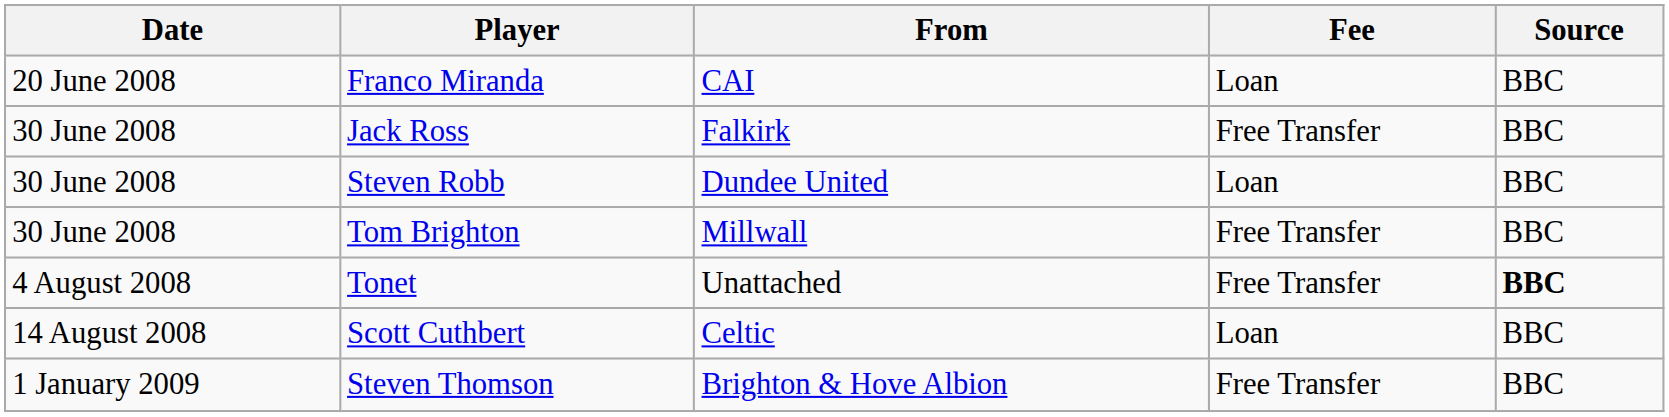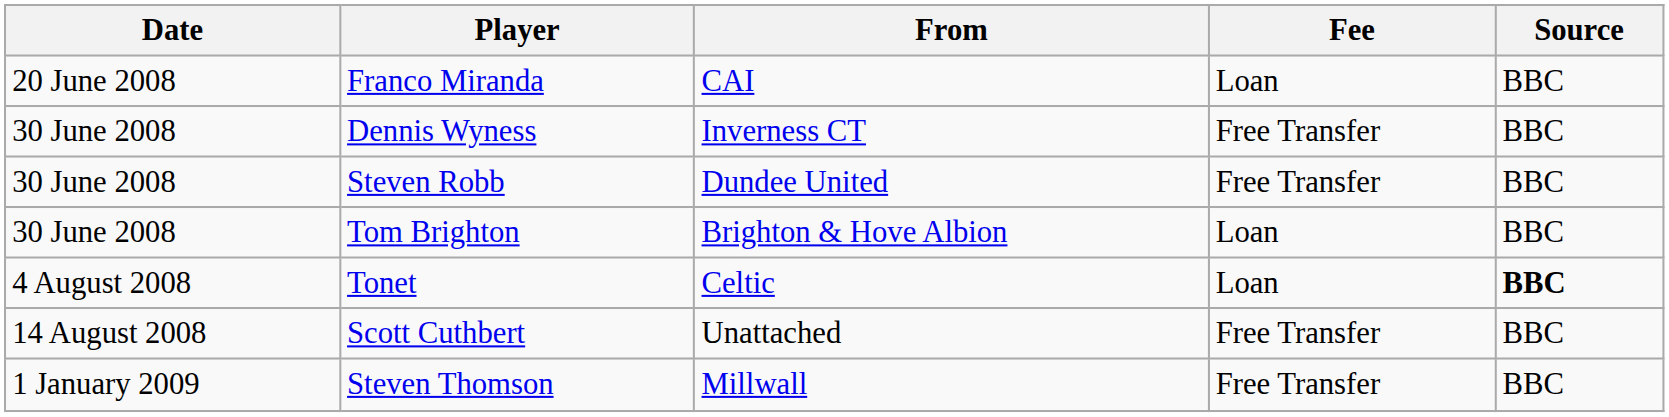+ row: (442, 131)
- row: (408, 131)
(1247, 181) Loan -> (1298, 181) Free Transfer
(754, 232) Millwall -> (854, 232) Brighton & Hove Albion
(1298, 232) Free Transfer -> (1247, 232) Loan
(771, 283) Unattached -> (738, 283) Celtic
(1298, 283) Free Transfer -> (1247, 283) Loan
(738, 333) Celtic -> (771, 333) Unattached
(1247, 333) Loan -> (1298, 333) Free Transfer
(854, 384) Brighton & Hove Albion -> (754, 384) Millwall
